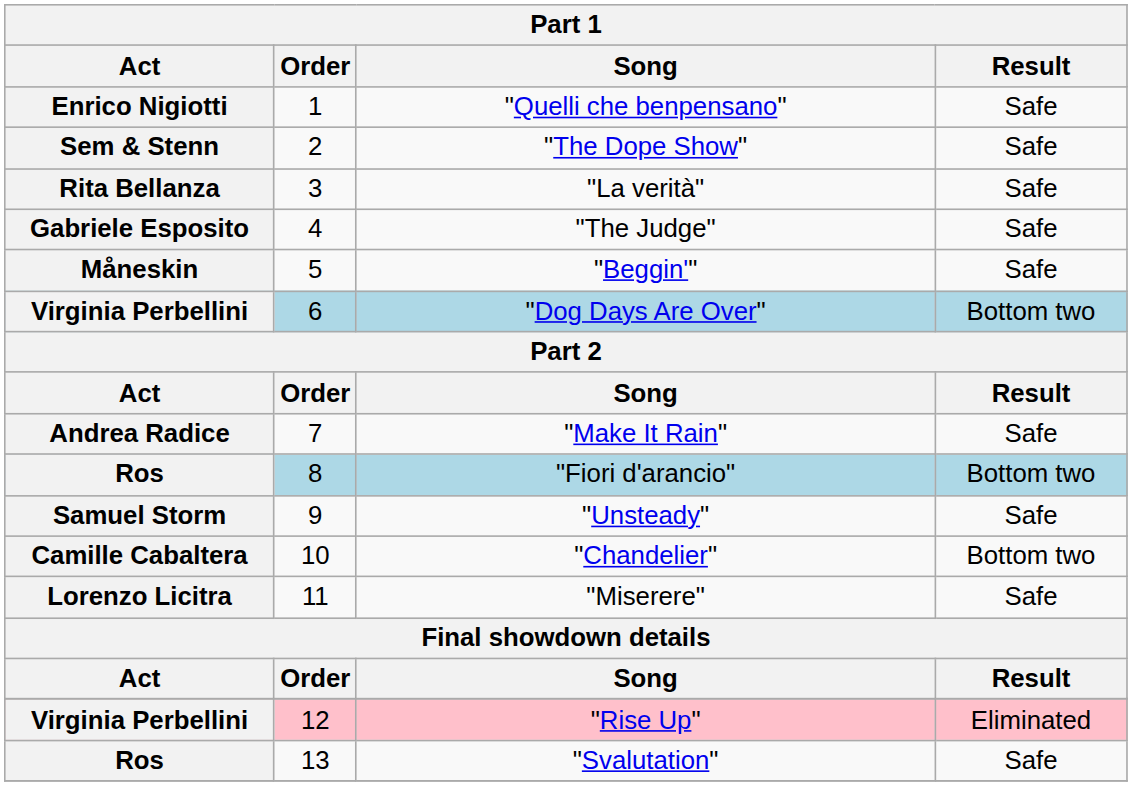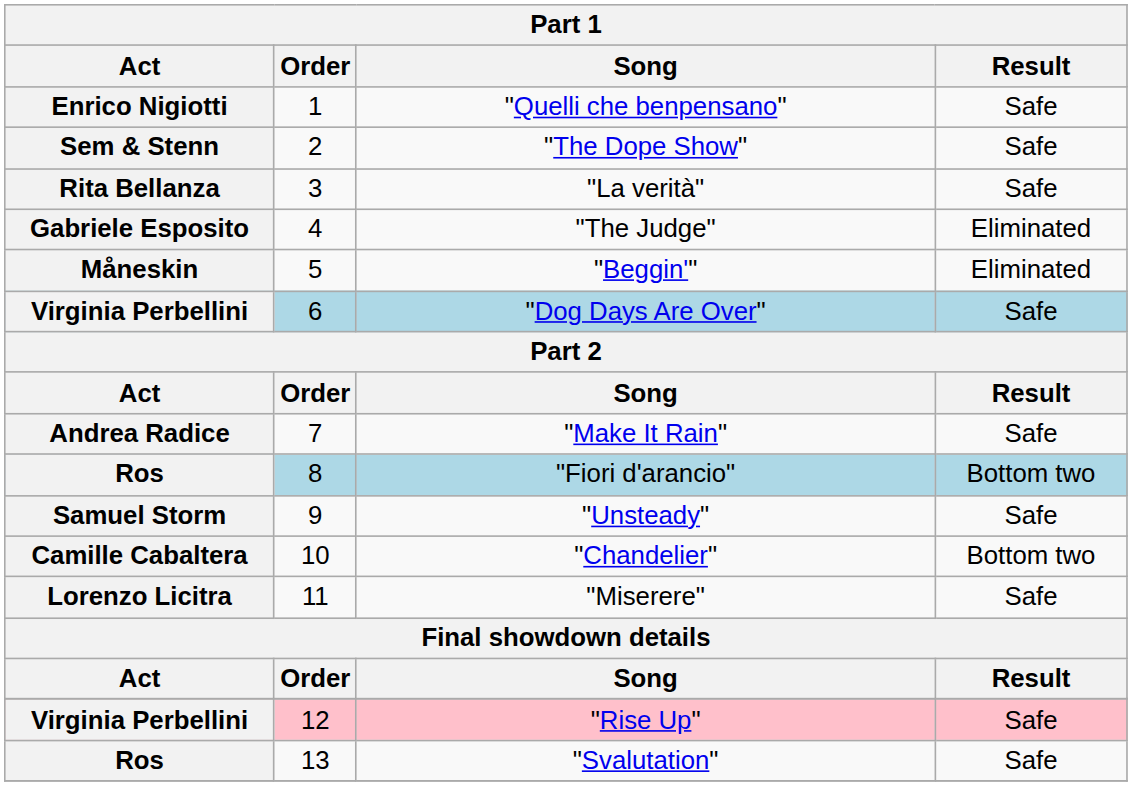(1031, 229) Safe -> (1031, 229) Eliminated
(1031, 270) Safe -> (1031, 270) Eliminated
(1031, 310) Bottom two -> (1031, 310) Safe
(1031, 719) Eliminated -> (1031, 719) Safe
